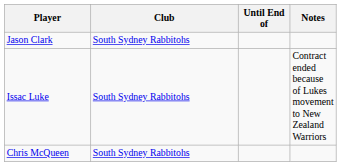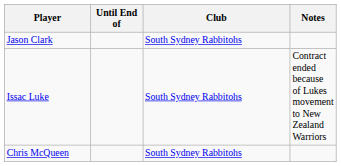columns swapped: (164, 18) <-> (264, 18)
